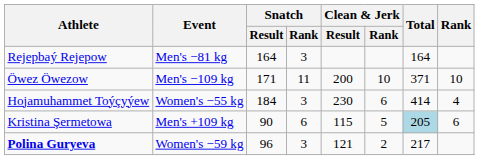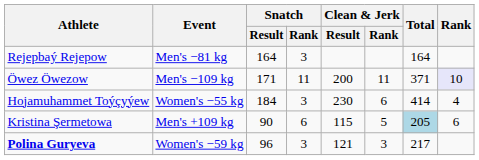(384, 79) 10 -> (384, 79) 11
(456, 79) no background -> (456, 79) lavender background
(384, 144) 2 -> (384, 144) 3
